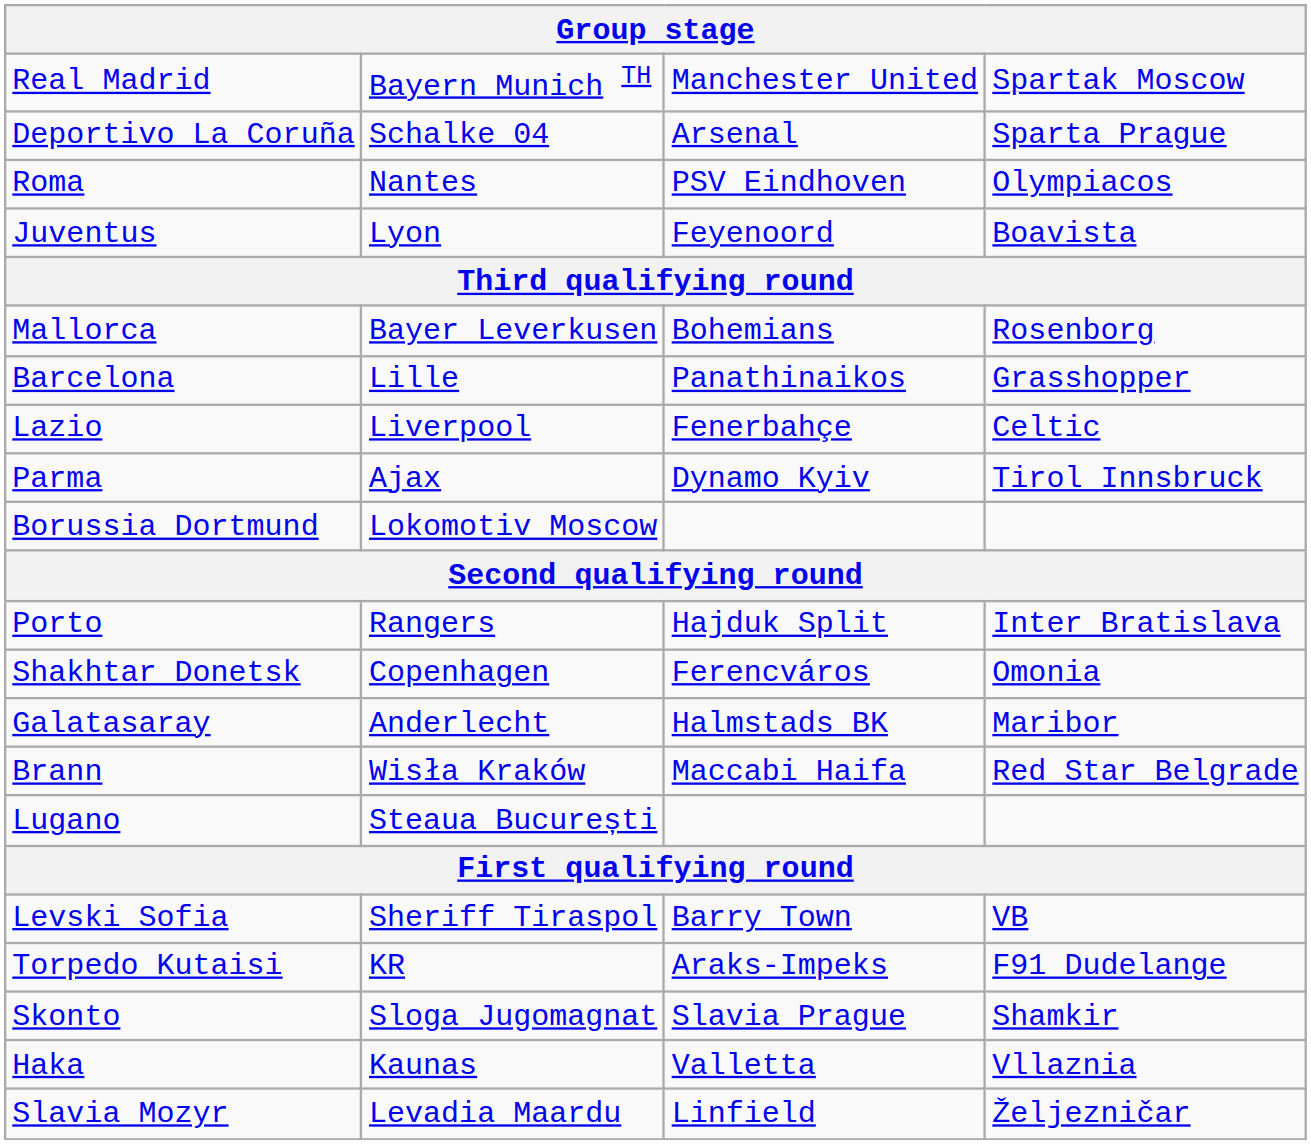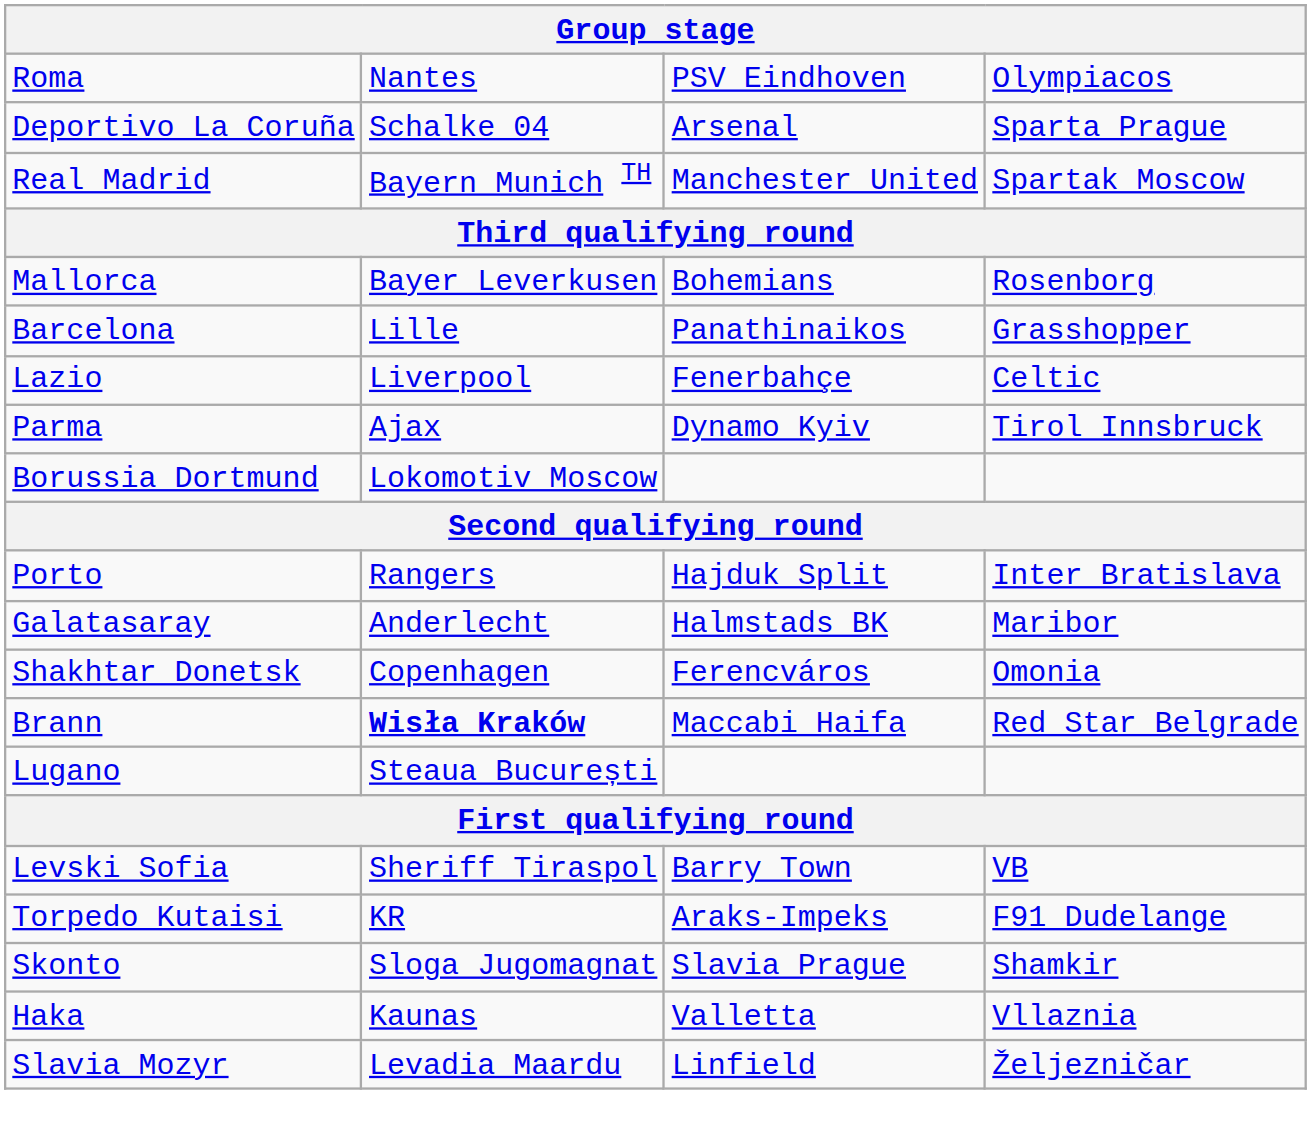rows swapped: (111, 82) <-> (48, 184)
- row: (84, 233)
rows swapped: (111, 723) <-> (156, 674)
(477, 771) normal -> (477, 723) bold
